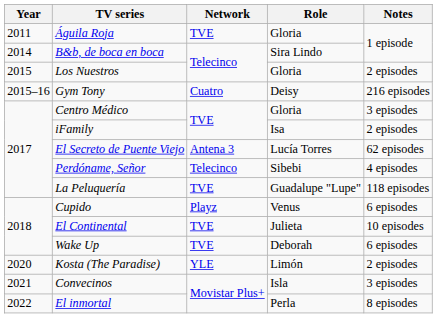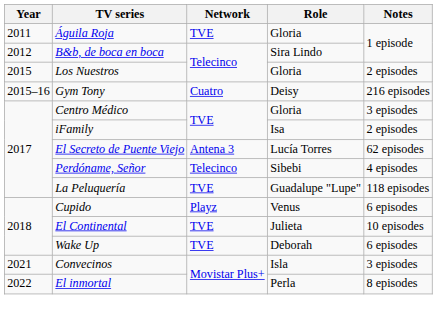(19, 52) 2014 -> (19, 52) 2012
- row: (108, 264)
